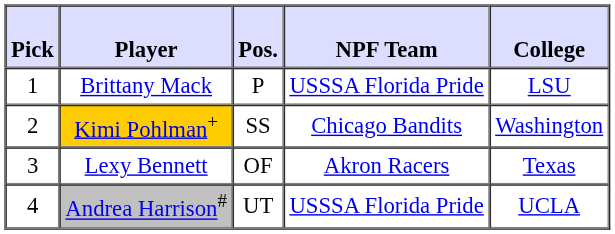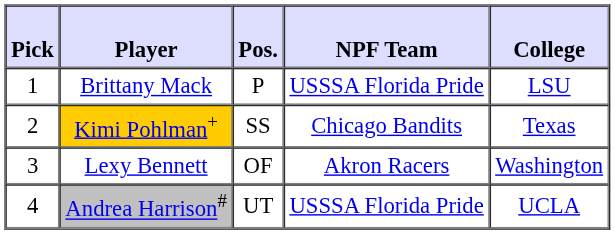(549, 126) Washington -> (549, 126) Texas
(549, 166) Texas -> (549, 166) Washington
